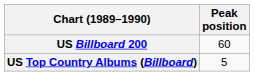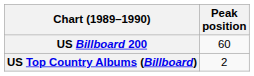(224, 62) 5 -> (224, 62) 2
